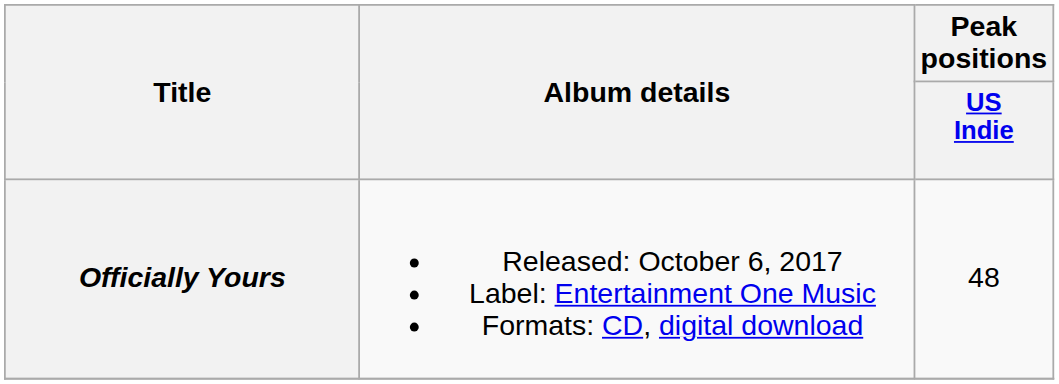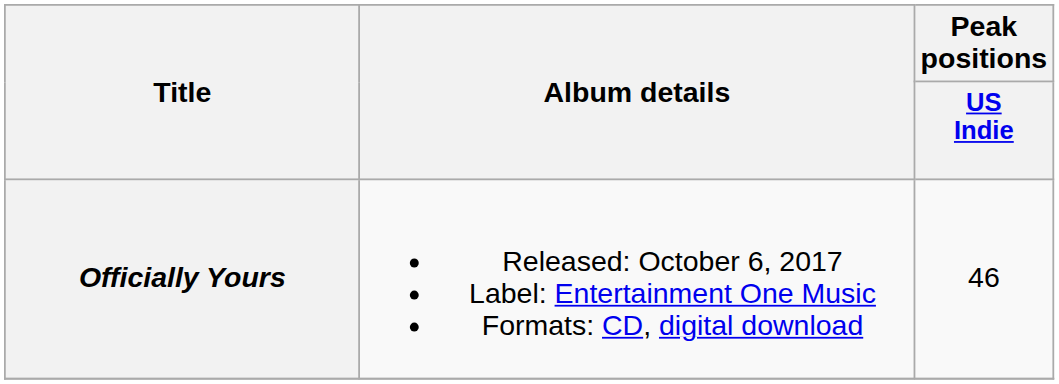(984, 278) 48 -> (984, 278) 46
